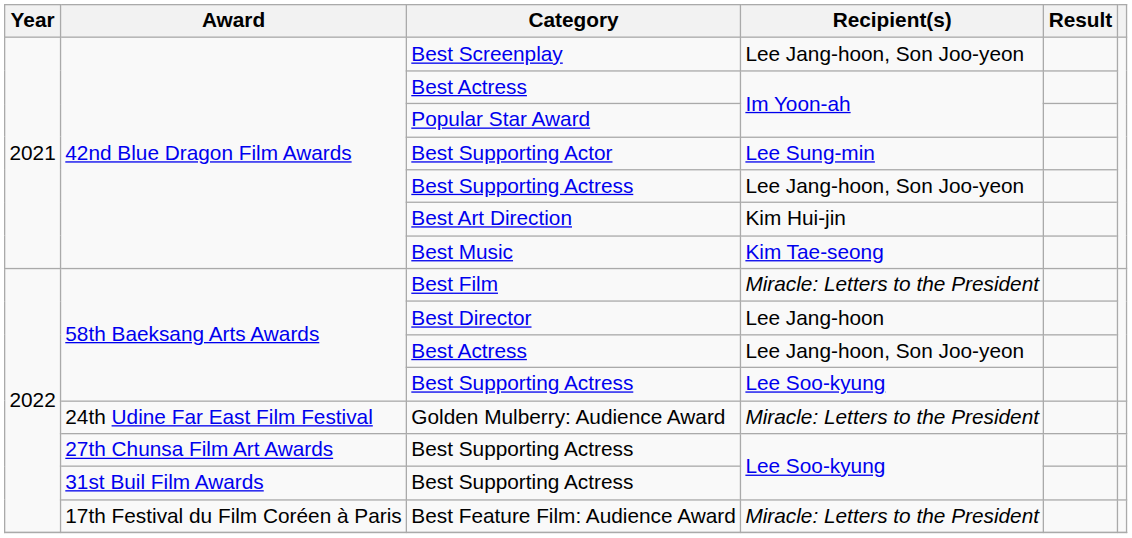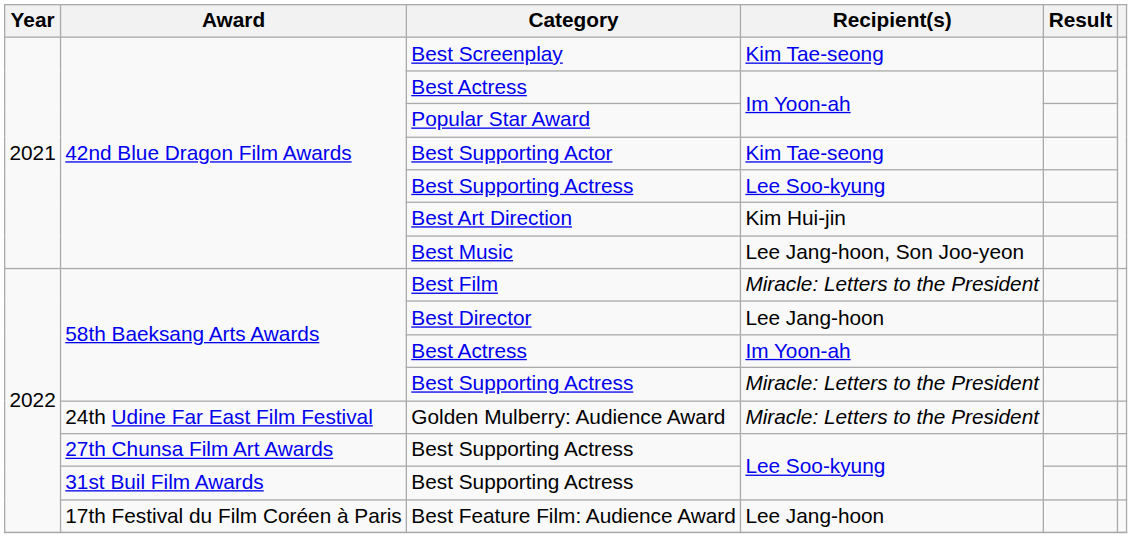(885, 53) Lee Jang-hoon, Son Joo-yeon -> (815, 53) Kim Tae-seong
(810, 152) Lee Sung-min -> (815, 152) Kim Tae-seong
(885, 185) Lee Jang-hoon, Son Joo-yeon -> (815, 185) Lee Soo-kyung
(815, 251) Kim Tae-seong -> (885, 251) Lee Jang-hoon, Son Joo-yeon
(885, 350) Lee Jang-hoon, Son Joo-yeon -> (798, 350) Im Yoon-ah
(815, 383) Lee Soo-kyung -> (892, 383) Miracle: Letters to the President
(892, 515) Miracle: Letters to the President -> (815, 515) Lee Jang-hoon
